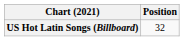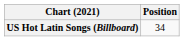(160, 28) 32 -> (160, 28) 34
